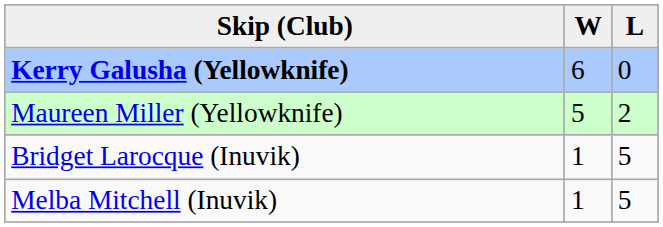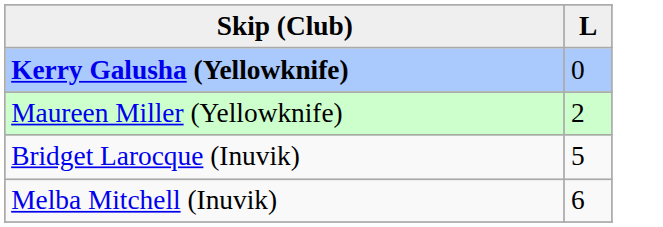- column: (588, 26)
(625, 199) 5 -> (578, 199) 6
